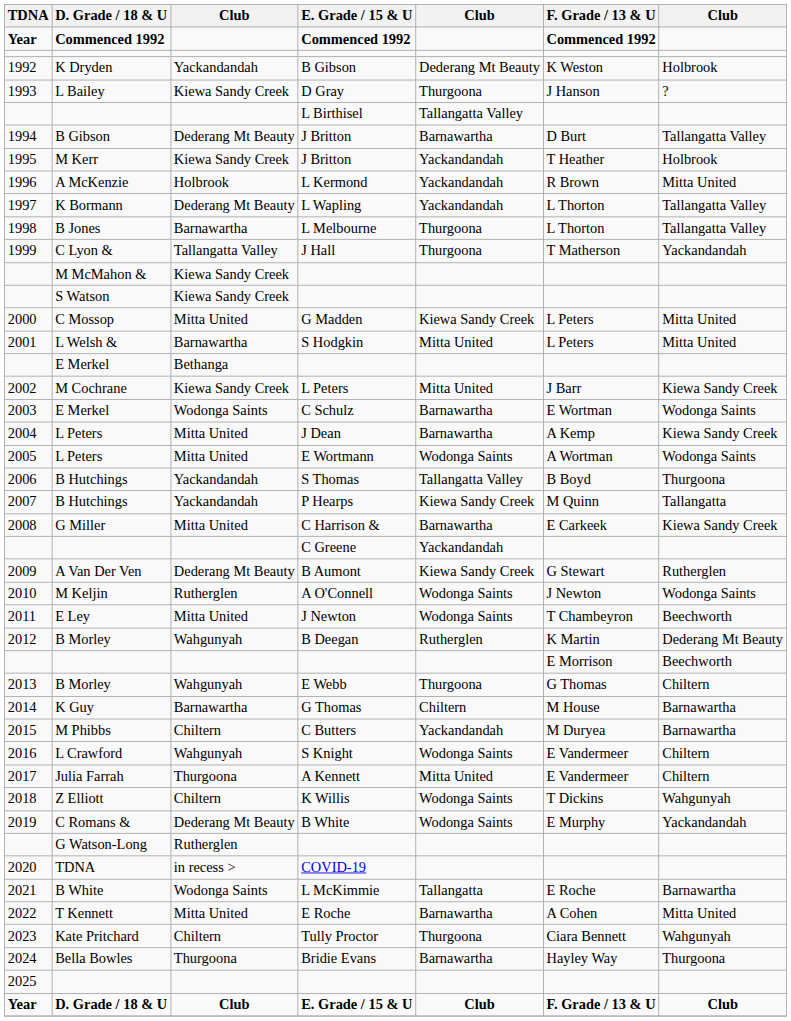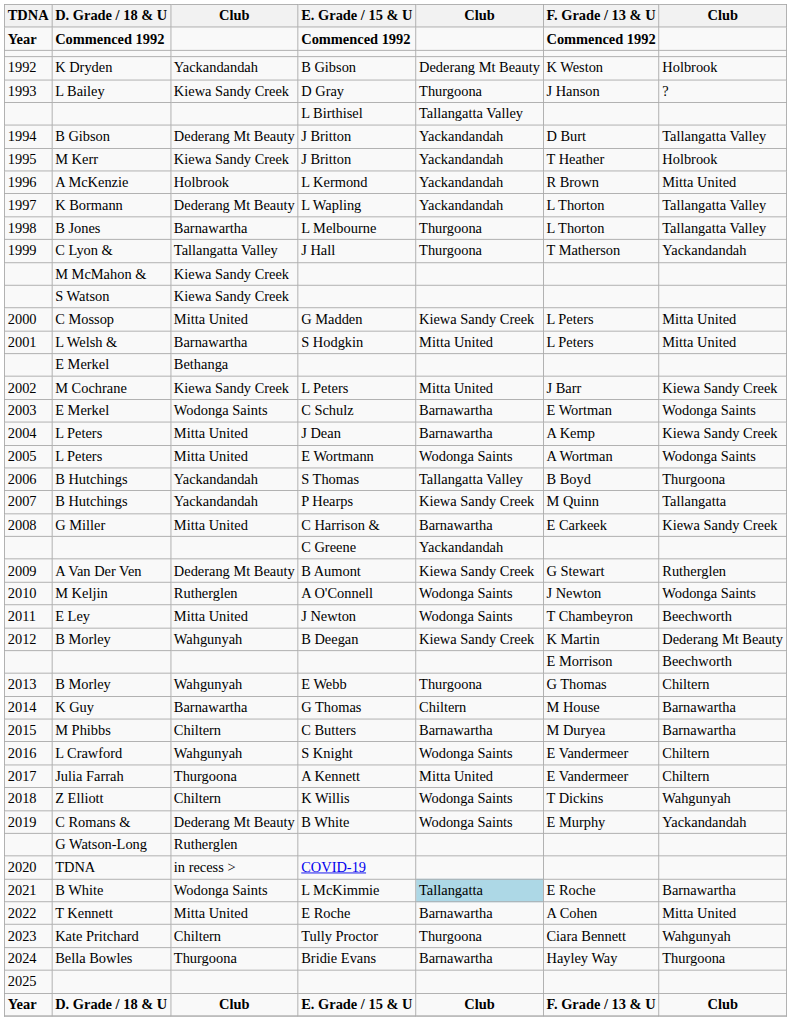(456, 136) Barnawartha -> (461, 136) Yackandandah
(451, 639) Rutherglen -> (477, 639) Kiewa Sandy Creek
(461, 730) Yackandandah -> (456, 730) Barnawartha
(451, 890) no background -> (451, 890) lightblue background
